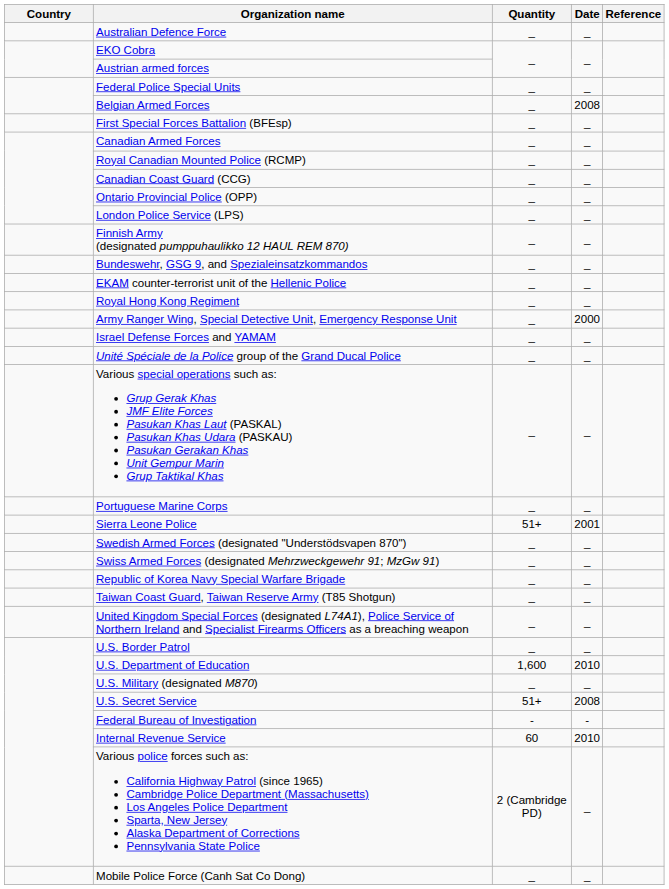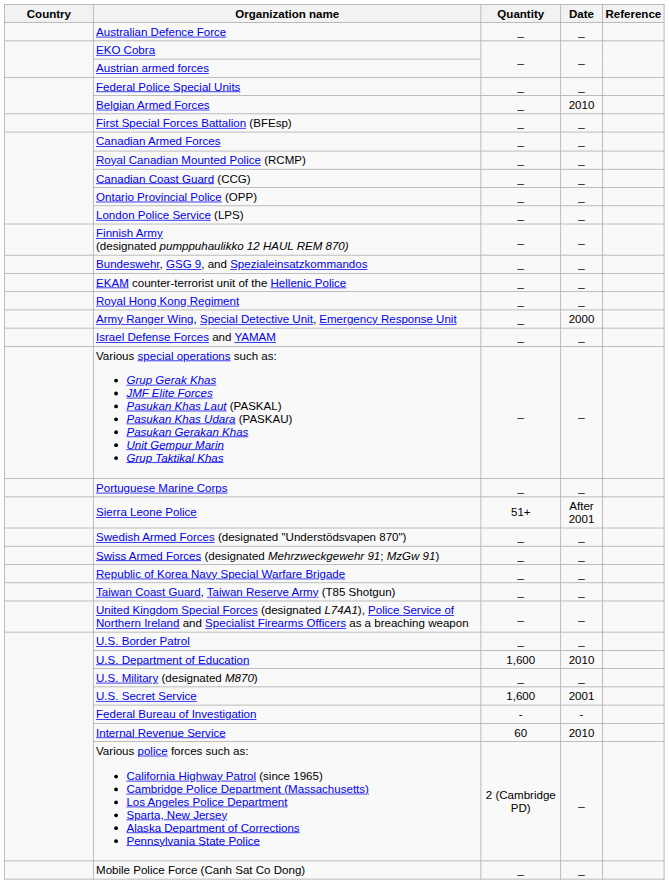(587, 105) 2008 -> (582, 105) 2010
- row: (248, 356)
(587, 524) 2001 -> (582, 512) After 2001
(532, 702) 51+ -> (521, 696) 1,600
(587, 702) 2008 -> (582, 696) 2001
